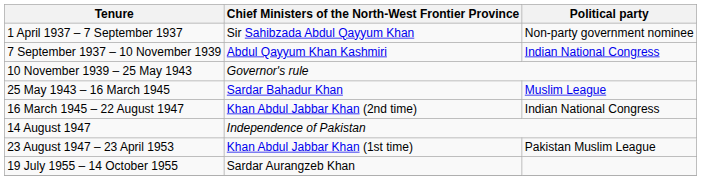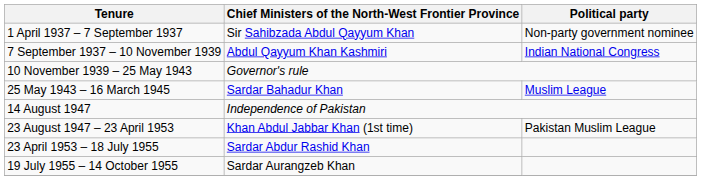- row: (96, 109)
+ row: (83, 147)
